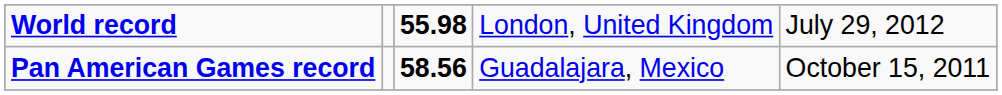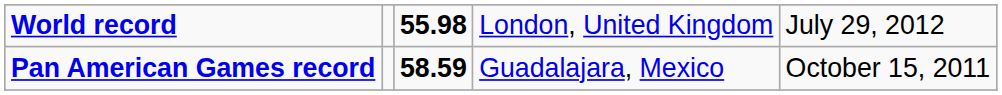(433, 68) 58.56 -> (433, 68) 58.59
